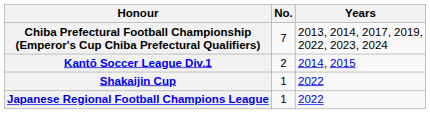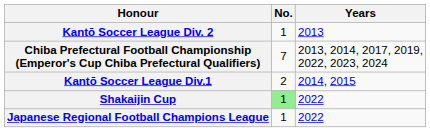+ row: (138, 31)
(283, 81) no background -> (283, 99) lightgreen background
